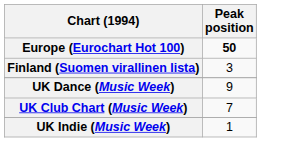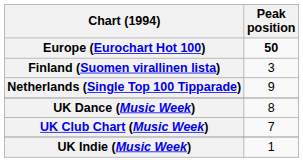+ row: (124, 87)
(229, 87) 9 -> (271, 107) 8
